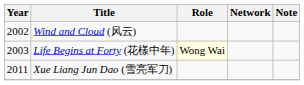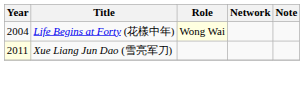- row: (85, 31)
(18, 50) 2003 -> (18, 31) 2004
(18, 69) no background -> (18, 50) lightyellow background
